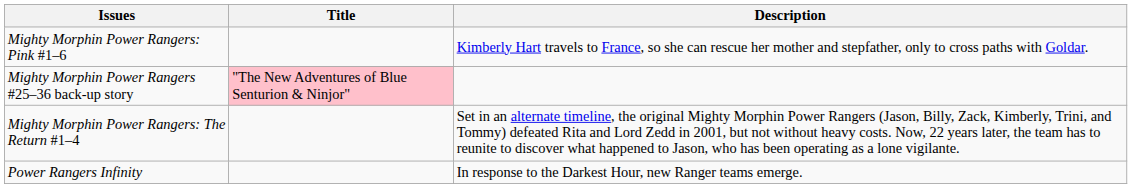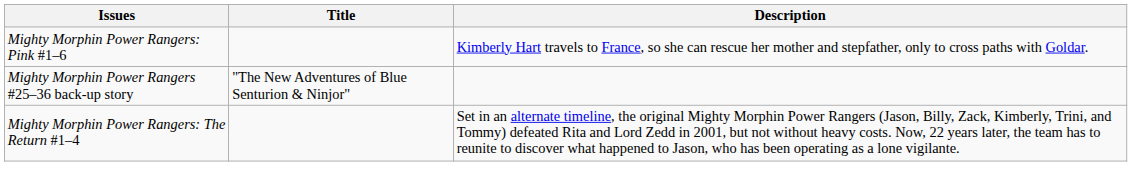(320, 85) pink background -> (320, 85) no background
- row: (75, 172)
